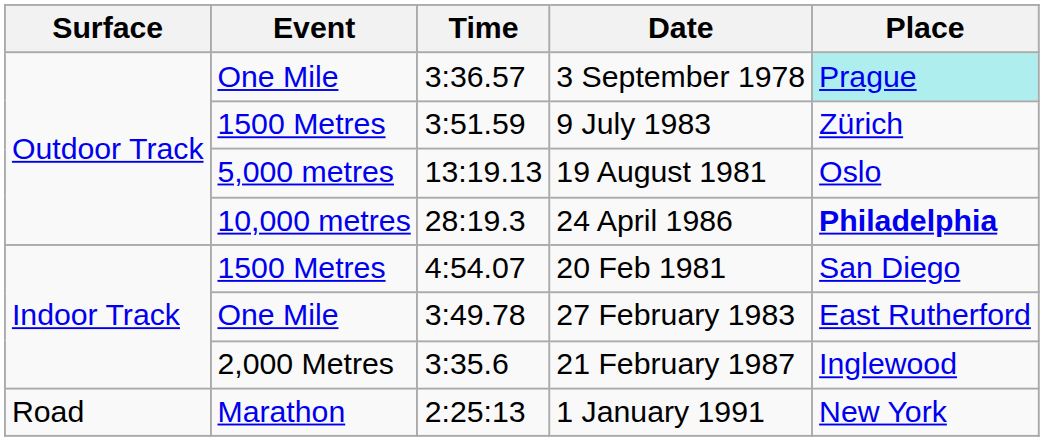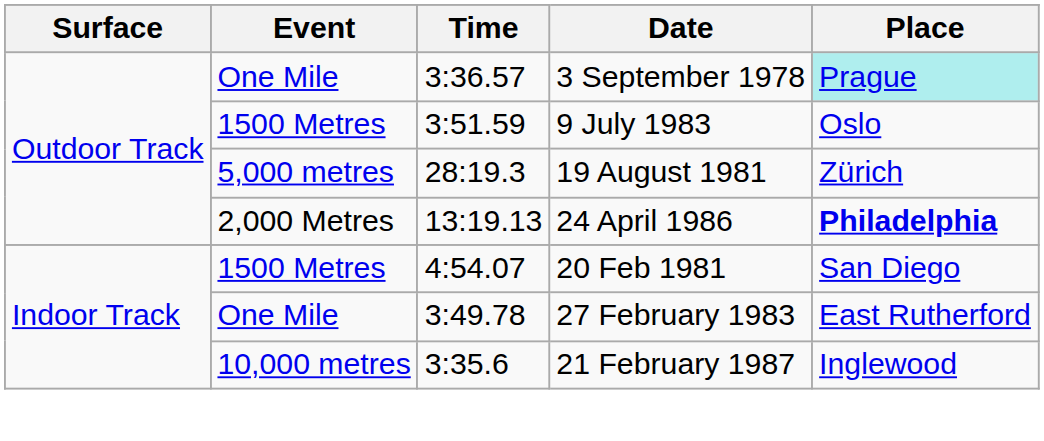(861, 124) Zürich -> (850, 124) Oslo
(484, 172) 13:19.13 -> (475, 172) 28:19.3
(850, 172) Oslo -> (861, 172) Zürich
(314, 220) 10,000 metres -> (306, 220) 2,000 Metres
(475, 220) 28:19.3 -> (484, 220) 13:19.13
(306, 364) 2,000 Metres -> (314, 364) 10,000 metres
- row: (661, 412)
